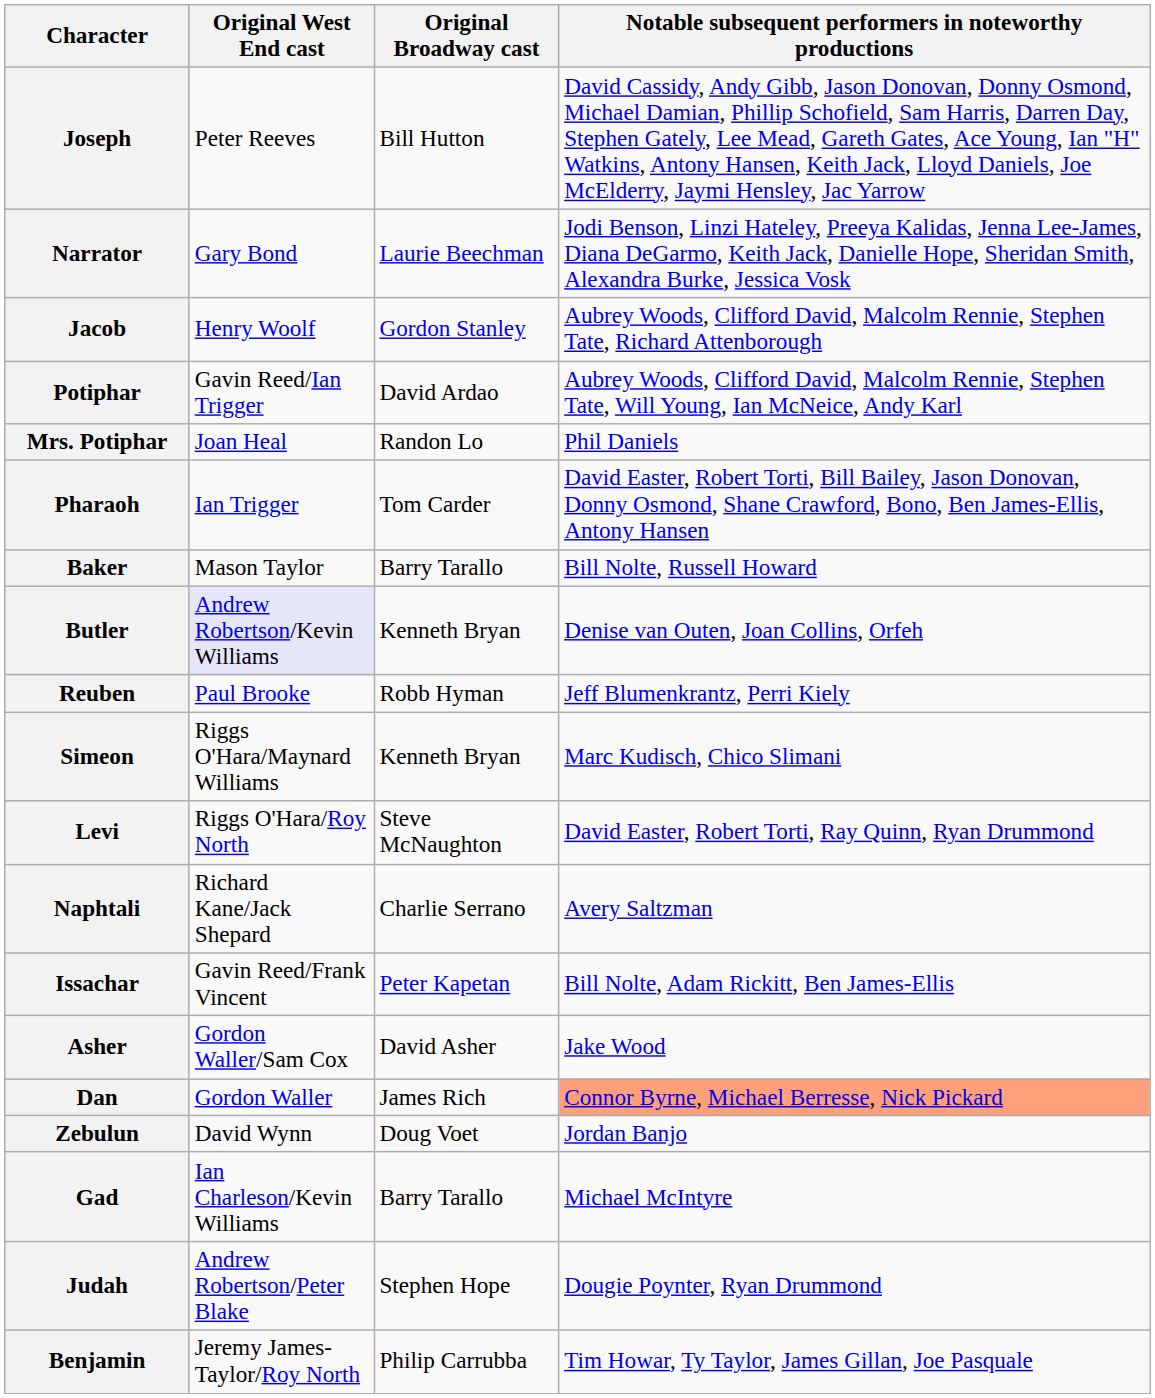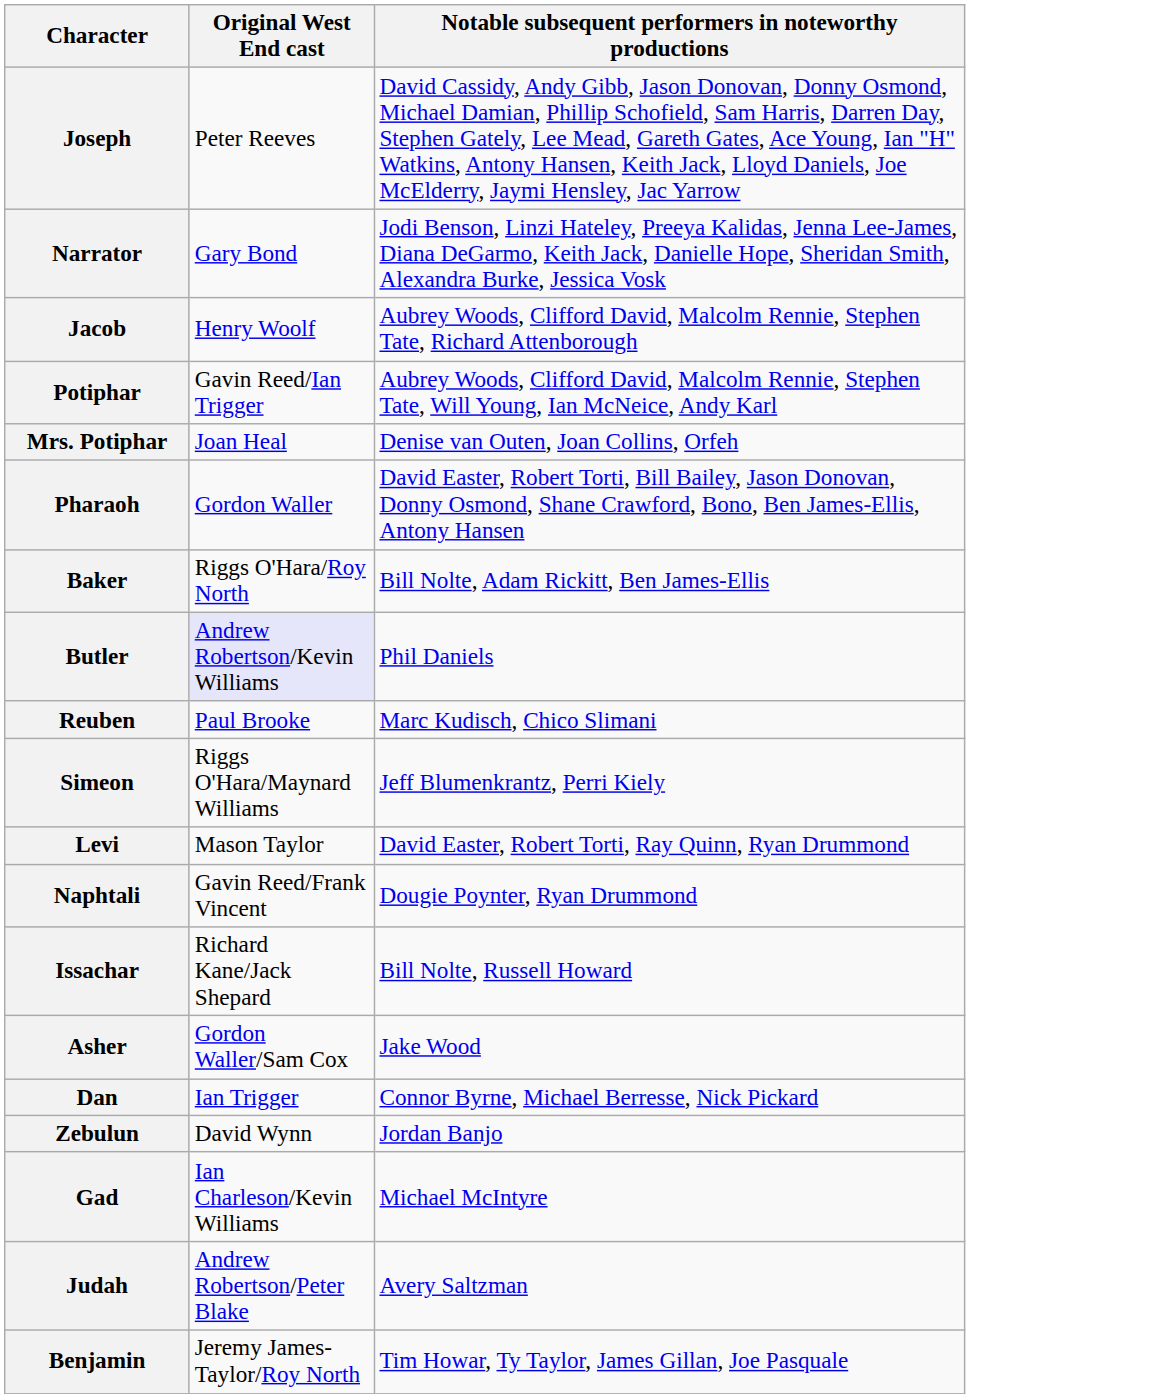- column: (466, 35)
(621, 441) Phil Daniels -> (559, 441) Denise van Outen, Joan Collins, Orfeh
(247, 504) Ian Trigger -> (264, 504) Gordon Waller
(259, 567) Mason Taylor -> (280, 580) Riggs O'Hara/Roy North
(690, 567) Bill Nolte, Russell Howard -> (574, 580) Bill Nolte, Adam Rickitt, Ben James-Ellis
(744, 630) Denise van Outen, Joan Collins, Orfeh -> (436, 656) Phil Daniels
(707, 693) Jeff Blumenkrantz, Perri Kiely -> (518, 719) Marc Kudisch, Chico Slimani
(703, 756) Marc Kudisch, Chico Slimani -> (522, 782) Jeff Blumenkrantz, Perri Kiely
(280, 832) Riggs O'Hara/Roy North -> (259, 845) Mason Taylor
(243, 908) Richard Kane/Jack Shepard -> (280, 895) Gavin Reed/Frank Vincent
(638, 908) Avery Saltzman -> (538, 895) Dougie Poynter, Ryan Drummond
(280, 984) Gavin Reed/Frank Vincent -> (243, 971) Richard Kane/Jack Shepard
(759, 984) Bill Nolte, Adam Rickitt, Ben James-Ellis -> (506, 971) Bill Nolte, Russell Howard
(264, 1096) Gordon Waller -> (247, 1096) Ian Trigger
(784, 1096) lightsalmon background -> (599, 1096) no background
(723, 1285) Dougie Poynter, Ryan Drummond -> (454, 1285) Avery Saltzman
